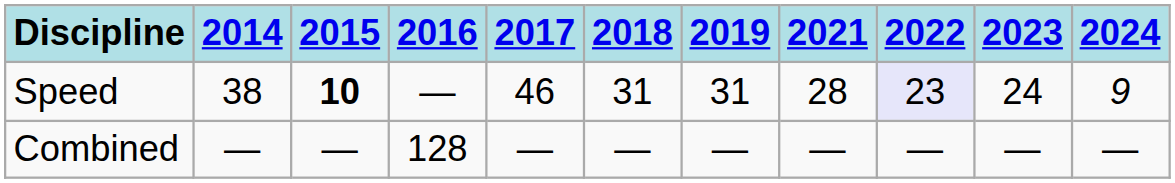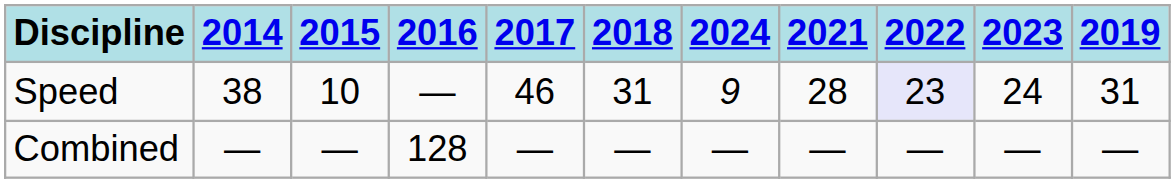columns swapped: (730, 33) <-> (1120, 33)
(340, 90) bold -> (340, 90) normal
